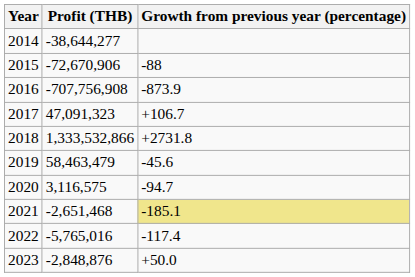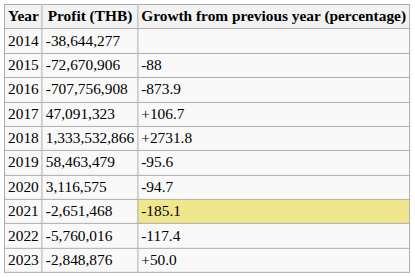(157, 162) -45.6 -> (157, 162) -95.6
(79, 235) -5,765,016 -> (79, 235) -5,760,016
